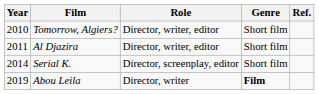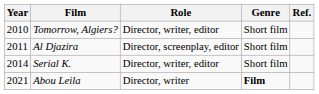(171, 47) Director, writer, editor -> (181, 47) Director, screenplay, editor
(181, 64) Director, screenplay, editor -> (171, 64) Director, writer, editor
(18, 81) 2019 -> (18, 81) 2021
